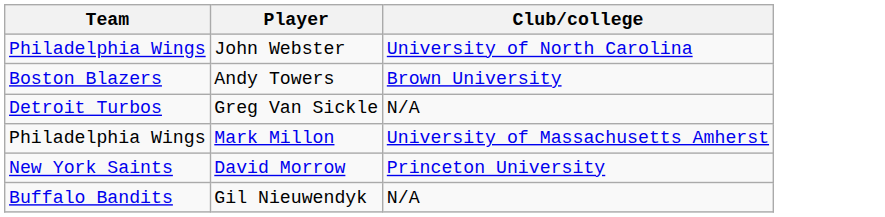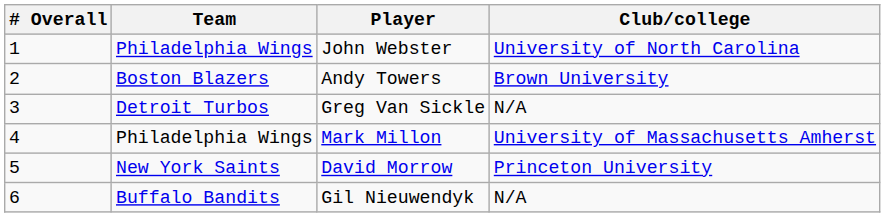+ column: (58, 20)
